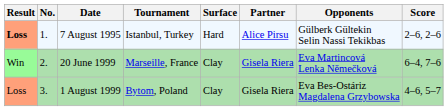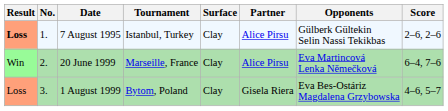(213, 35) Hard -> (213, 35) Clay
(268, 63) Gisela Riera -> (265, 63) Alice Pirsu
